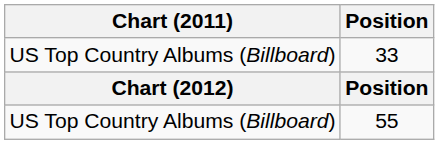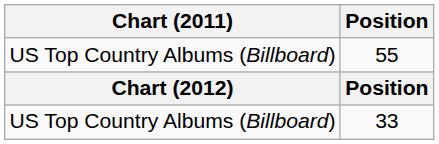rows swapped: (387, 121) <-> (387, 54)
